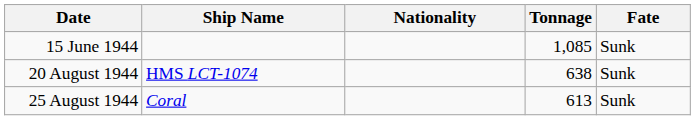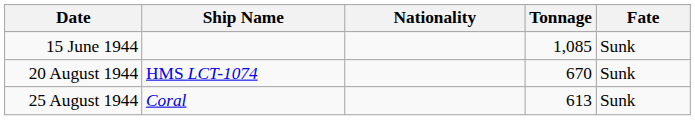(579, 73) 638 -> (579, 73) 670
